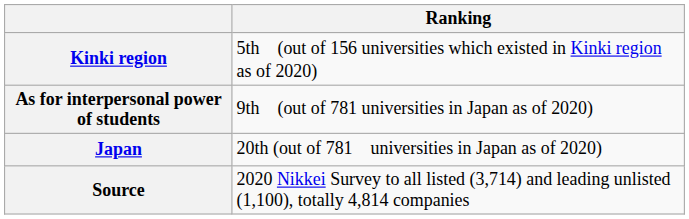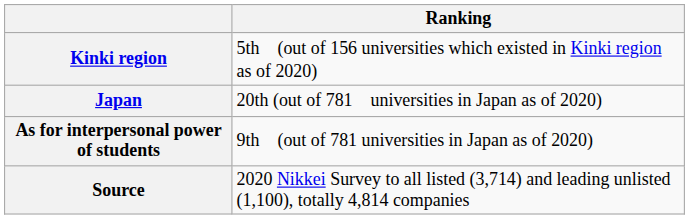rows swapped: (119, 149) <-> (119, 109)
